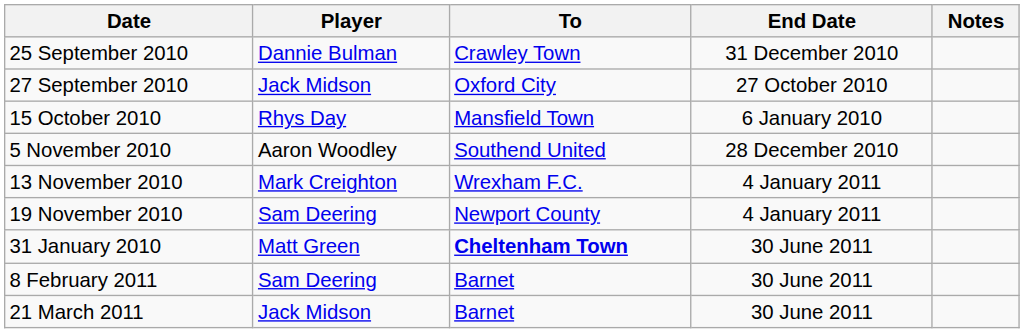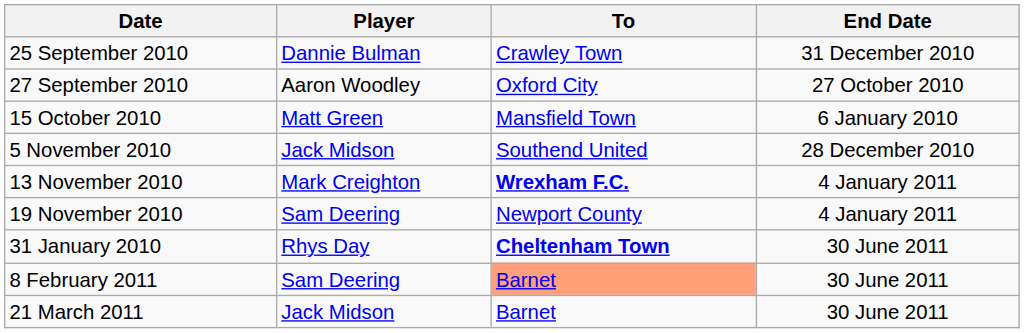- column: (976, 21)
(315, 85) Jack Midson -> (351, 85) Aaron Woodley
(302, 118) Rhys Day -> (332, 118) Matt Green
(327, 150) Aaron Woodley -> (338, 150) Jack Midson
(518, 182) normal -> (562, 182) bold
(309, 247) Matt Green -> (325, 247) Rhys Day
(484, 279) no background -> (526, 279) lightsalmon background
